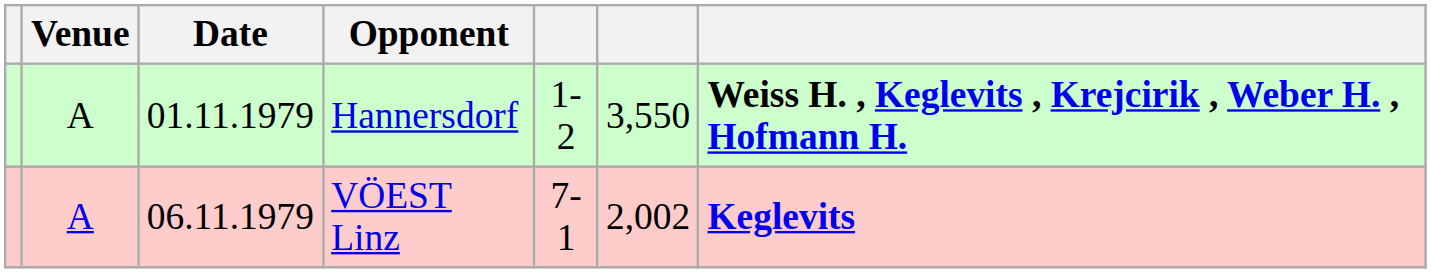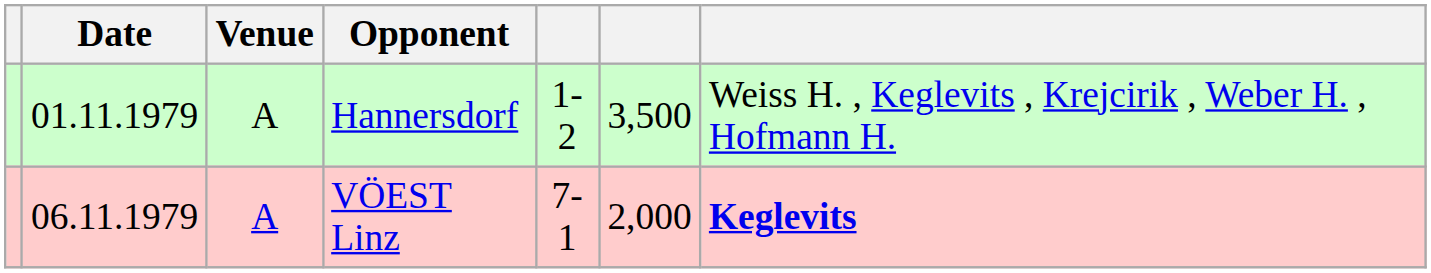columns swapped: (230, 34) <-> (80, 34)
(648, 114) 3,550 -> (650, 114) 3,500
(1053, 114) bold -> (1038, 114) normal
(648, 216) 2,002 -> (650, 216) 2,000
